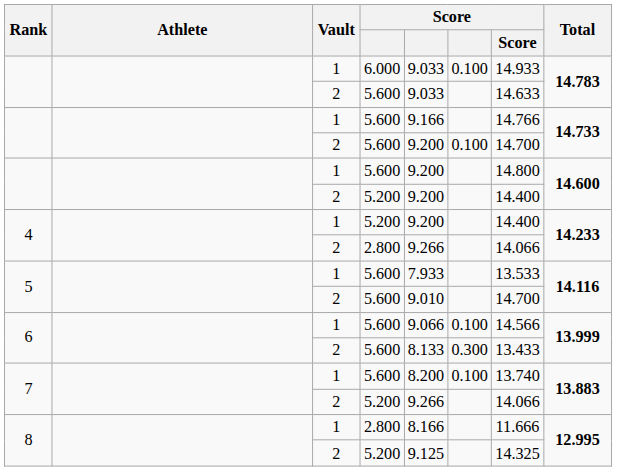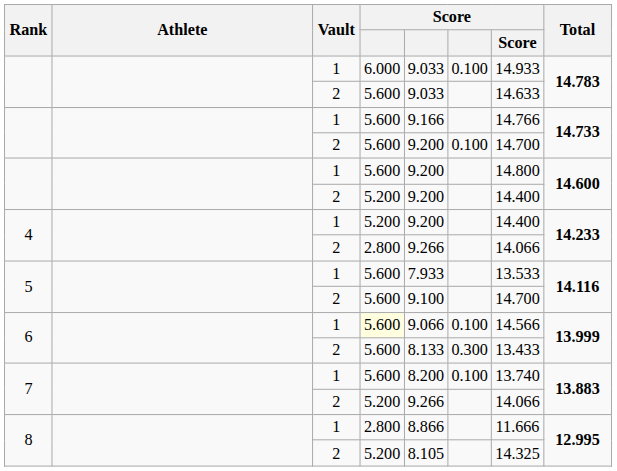(426, 299) 9.010 -> (426, 299) 9.100
(382, 324) no background -> (382, 324) lightyellow background
(426, 427) 8.166 -> (426, 427) 8.866
(426, 453) 9.125 -> (426, 453) 8.105
